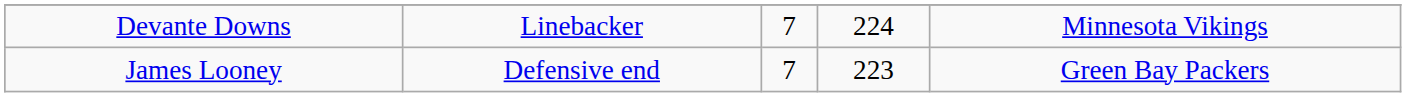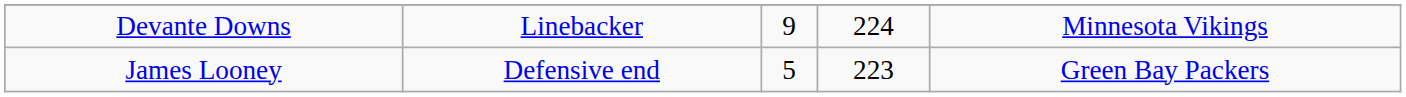(789, 26) 7 -> (789, 26) 9
(789, 69) 7 -> (789, 69) 5
